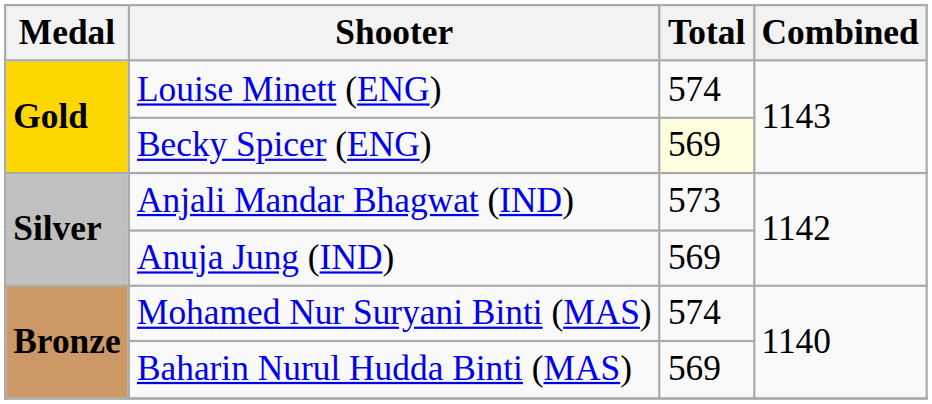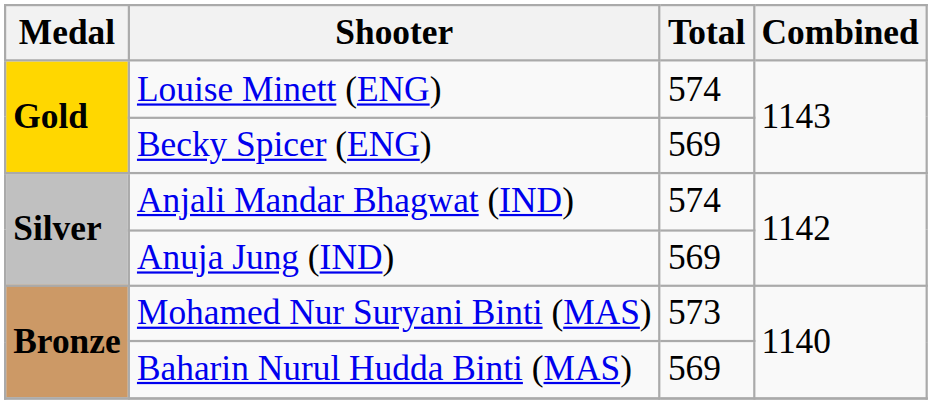(694, 144) lightyellow background -> (694, 144) no background
(694, 200) 573 -> (694, 200) 574
(694, 312) 574 -> (694, 312) 573
